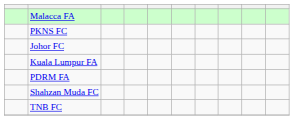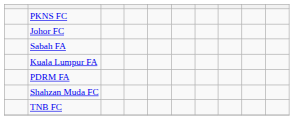- row: (52, 16)
+ row: (48, 47)
